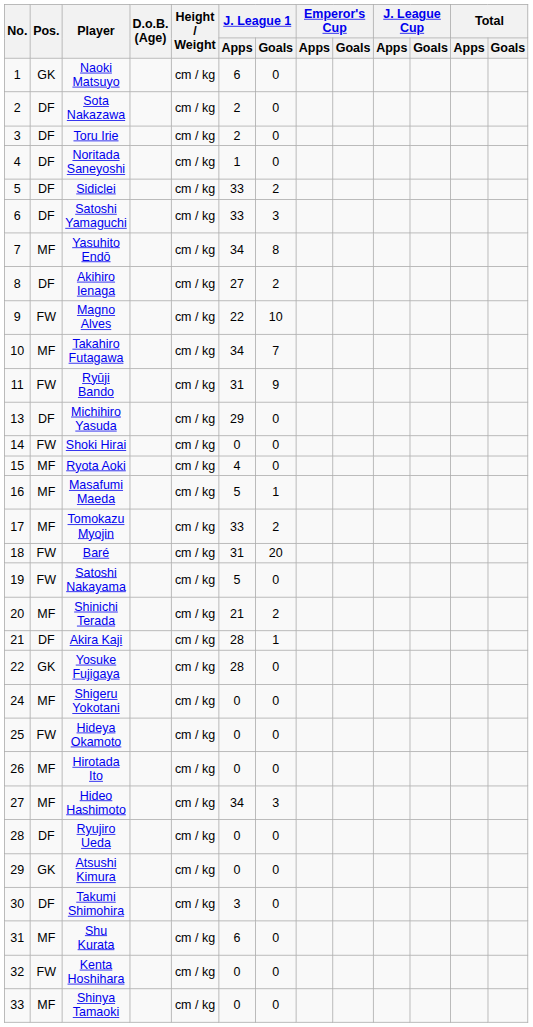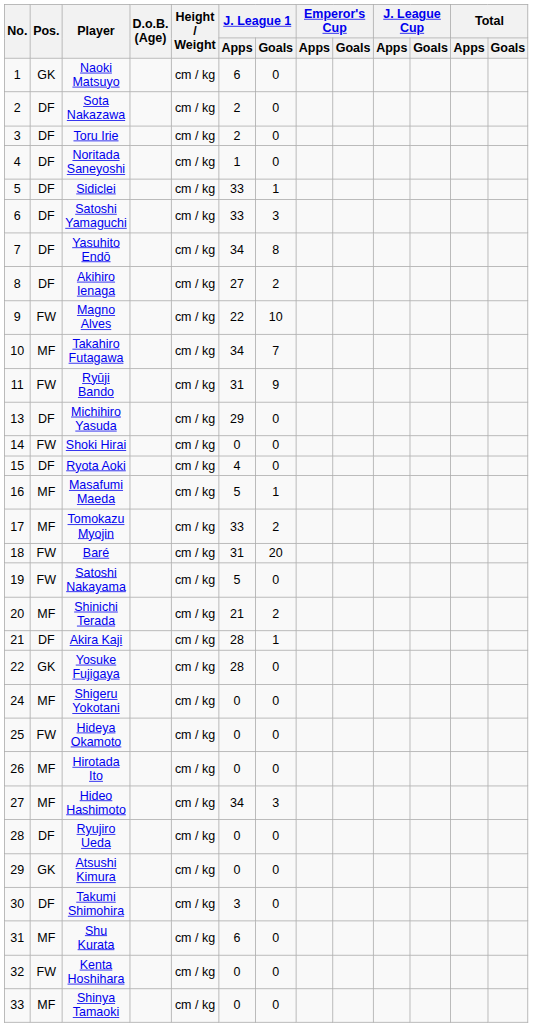(276, 189) 2 -> (276, 189) 1
(46, 249) MF -> (46, 249) DF
(46, 465) MF -> (46, 465) DF
